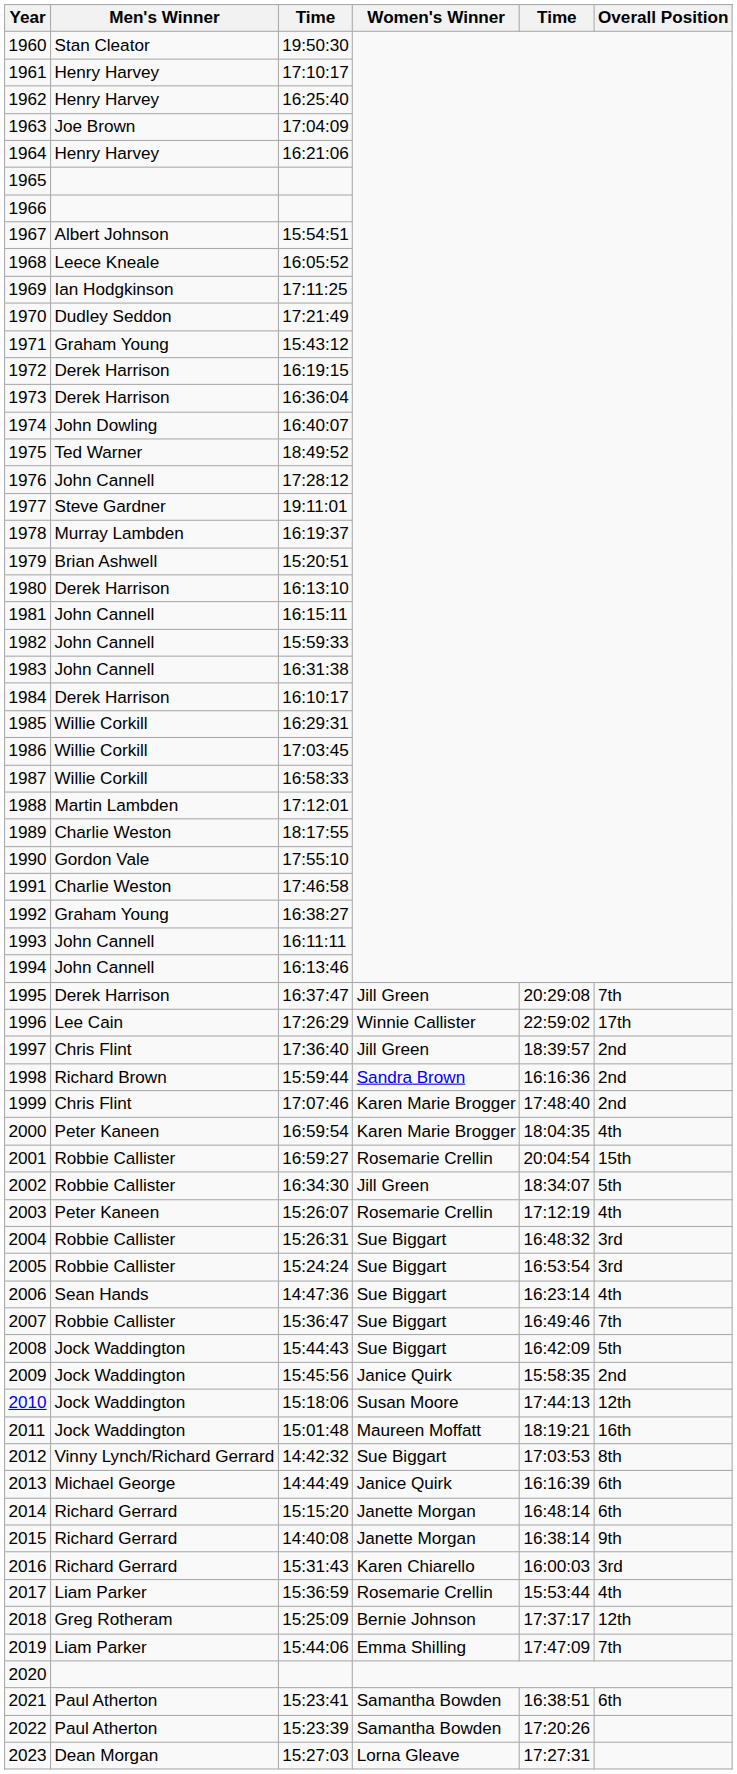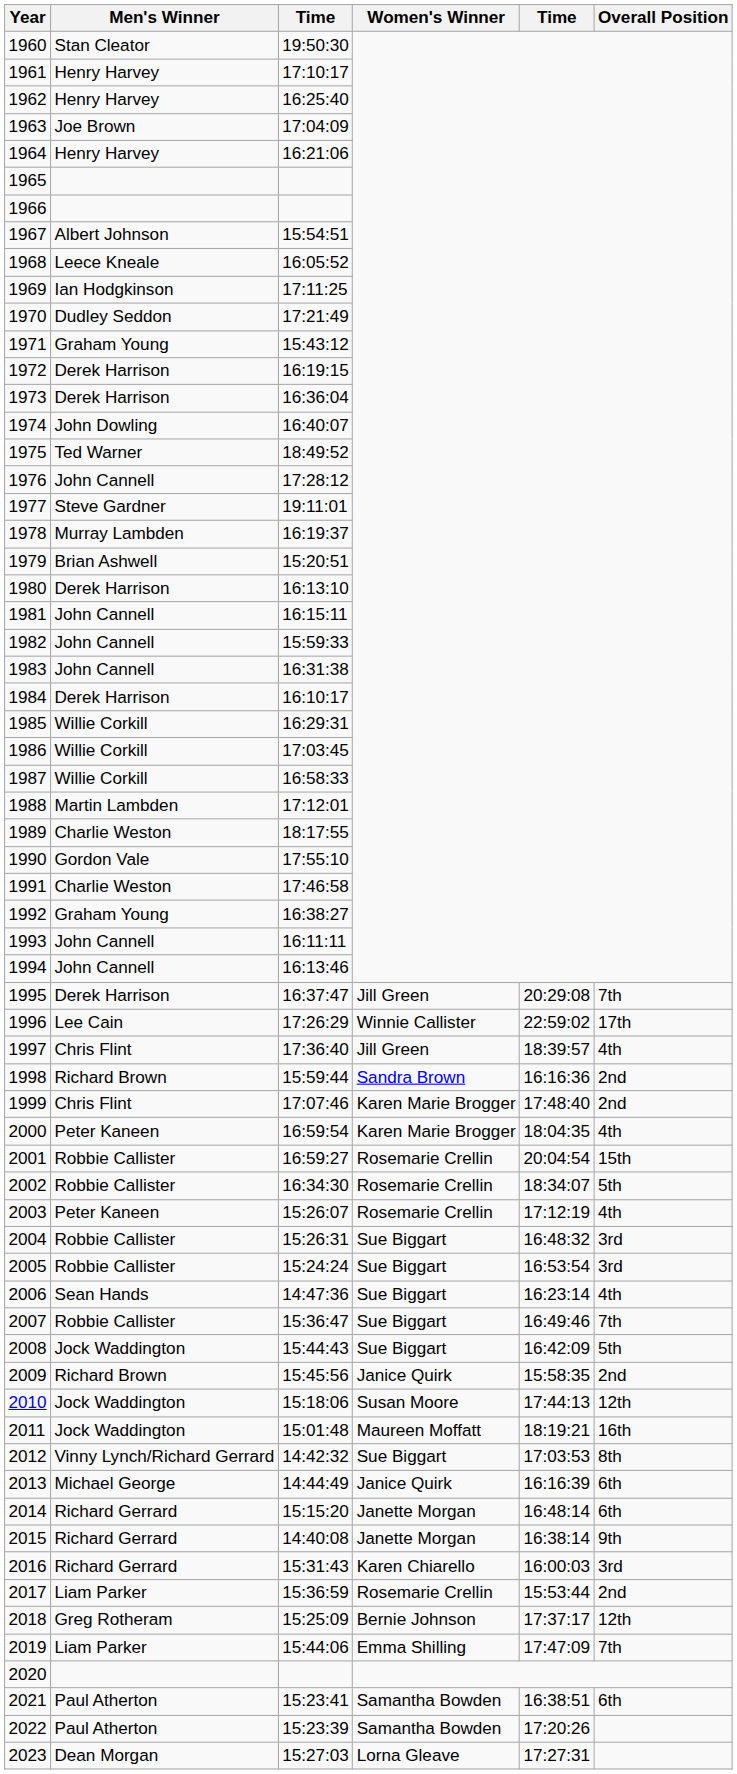(612, 1049) 2nd -> (610, 1049) 4th
(393, 1185) Jill Green -> (425, 1185) Rosemarie Crellin
(120, 1375) Jock Waddington -> (111, 1375) Richard Brown
(610, 1592) 4th -> (612, 1592) 2nd
